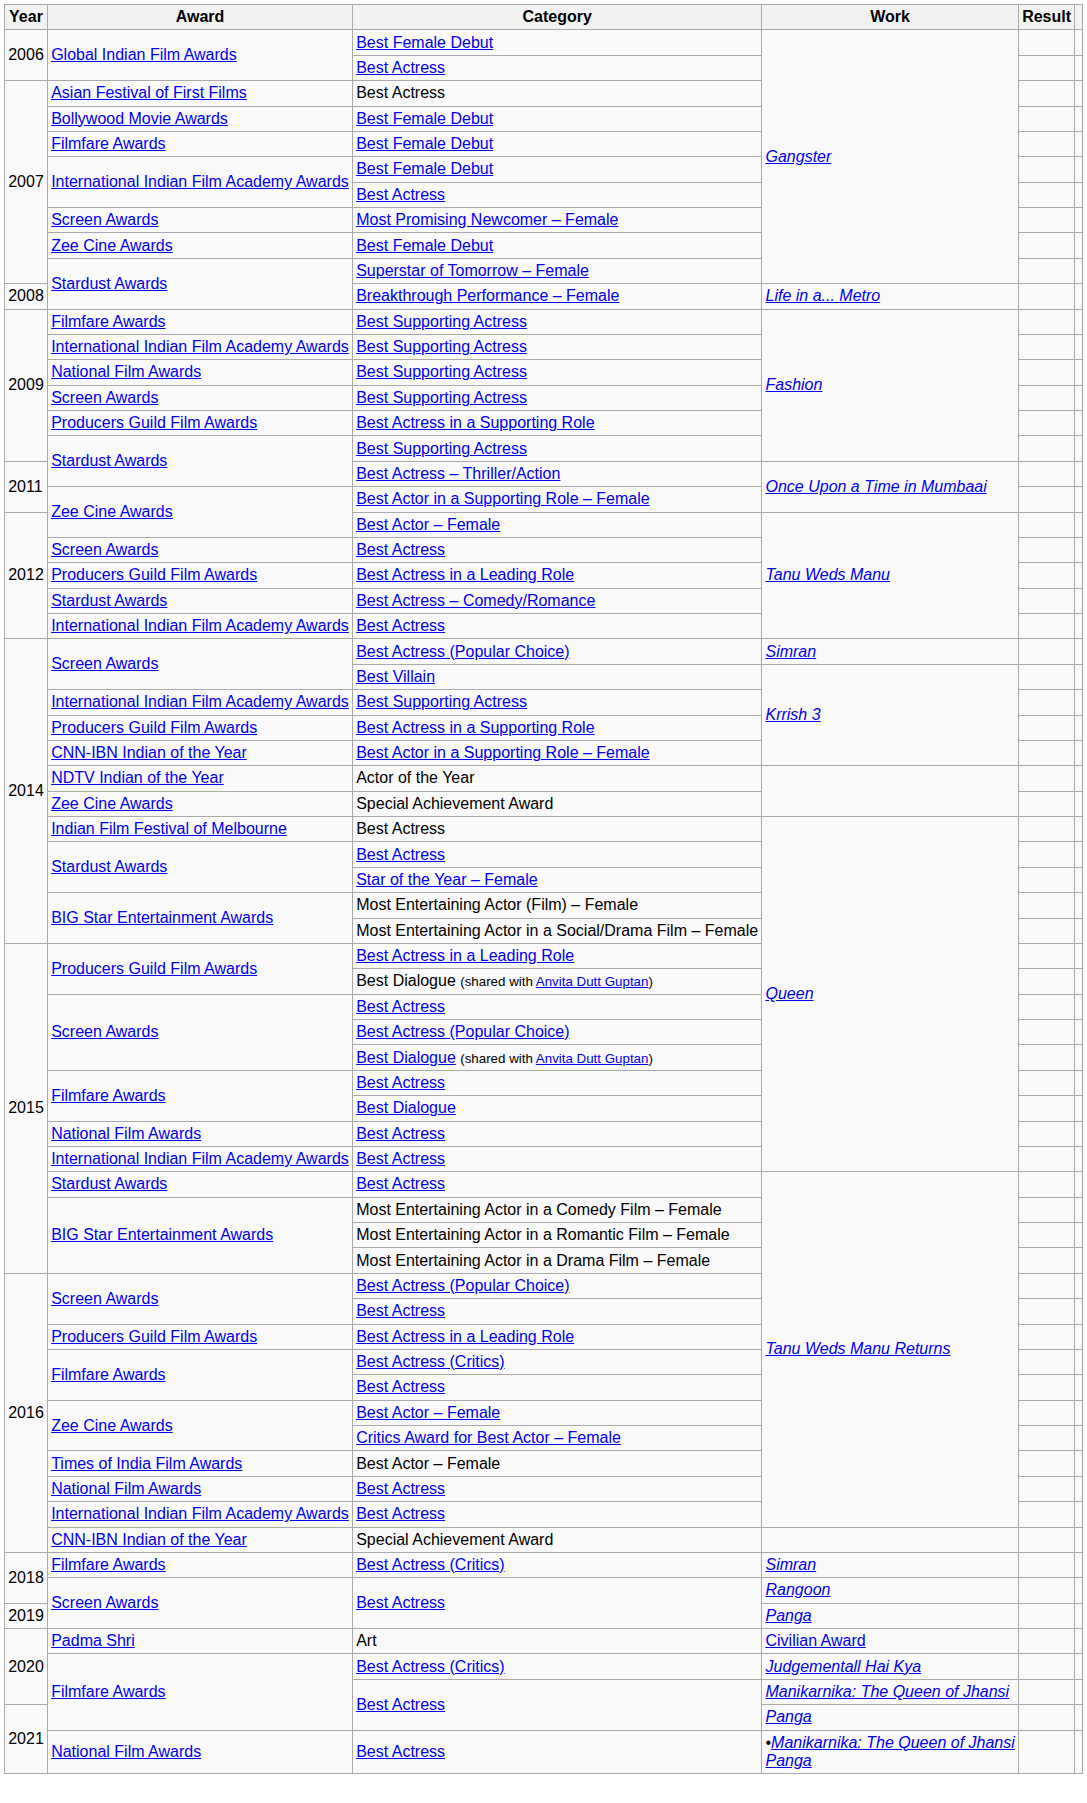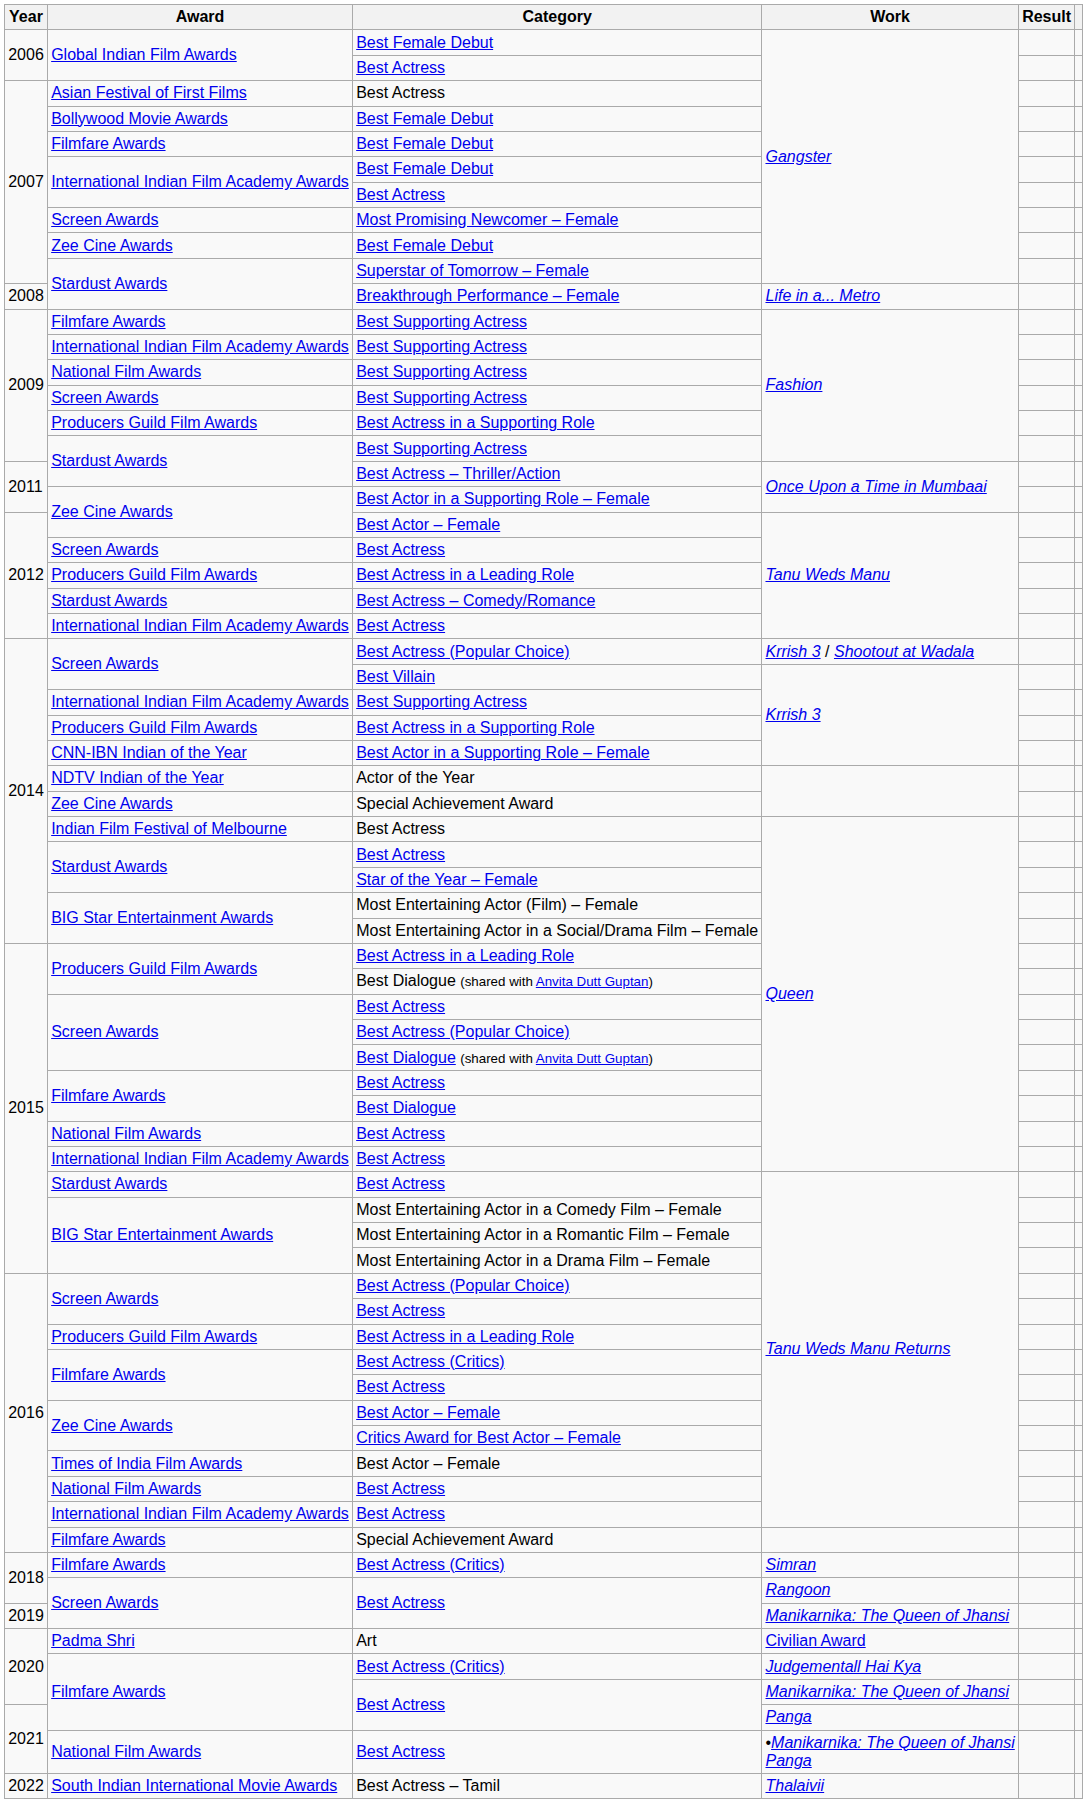(791, 651) Simran -> (870, 651) Krrish 3 / Shootout at Wadala
(149, 1539) CNN-IBN Indian of the Year -> (108, 1539) Filmfare Awards
(789, 1615) Panga -> (887, 1615) Manikarnika: The Queen of Jhansi
+ row: (26, 1786)
